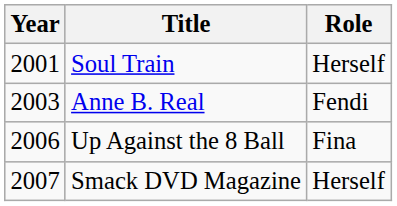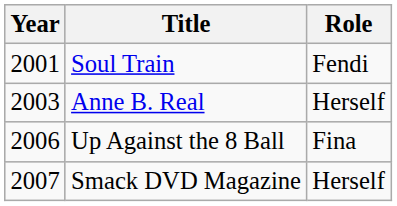(349, 63) Herself -> (340, 63) Fendi
(340, 102) Fendi -> (349, 102) Herself
